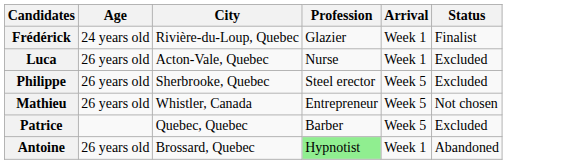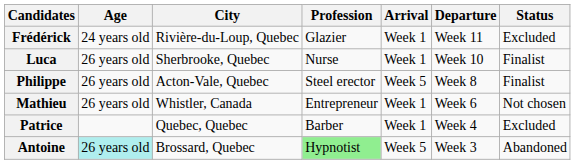+ column: (466, 15)
(456, 37) Finalist -> (529, 37) Excluded
(212, 59) Acton-Vale, Quebec -> (213, 59) Sherbrooke, Quebec
(461, 59) Excluded -> (524, 59) Finalist
(213, 81) Sherbrooke, Quebec -> (212, 81) Acton-Vale, Quebec
(461, 81) Excluded -> (524, 81) Finalist
(405, 103) Week 5 -> (405, 103) Week 1
(405, 125) Week 5 -> (405, 125) Week 1
(115, 147) no background -> (115, 147) paleturquoise background
(405, 147) Week 1 -> (405, 147) Week 5
